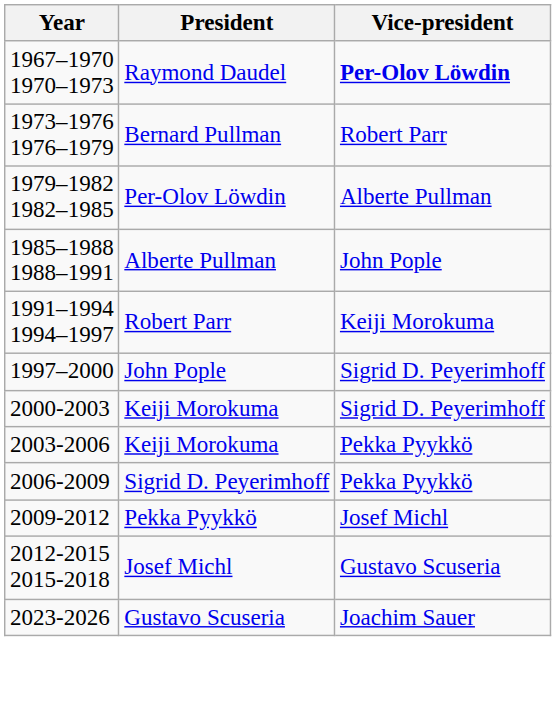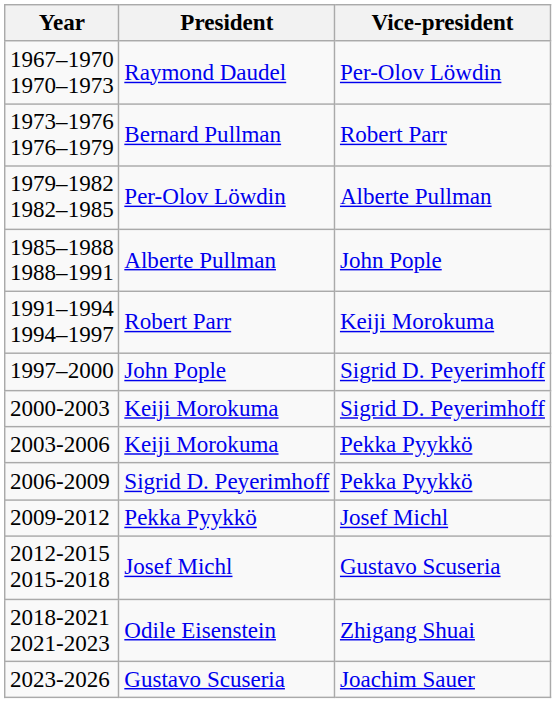(425, 72) bold -> (421, 72) normal
+ row: (60, 629)
